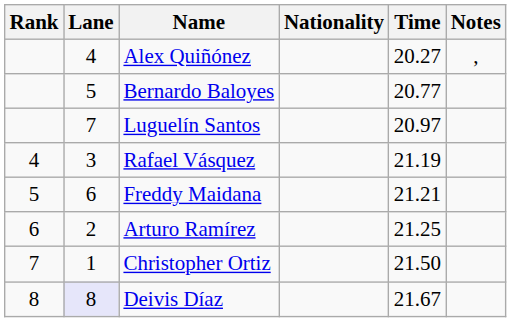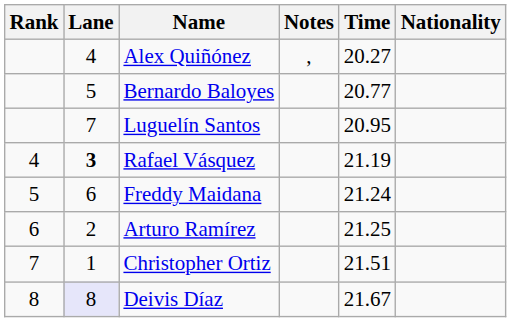columns swapped: (334, 21) <-> (476, 21)
(417, 125) 20.97 -> (367, 125) 20.95
(91, 160) normal -> (91, 160) bold
(417, 194) 21.21 -> (367, 194) 21.24
(417, 264) 21.50 -> (367, 264) 21.51
